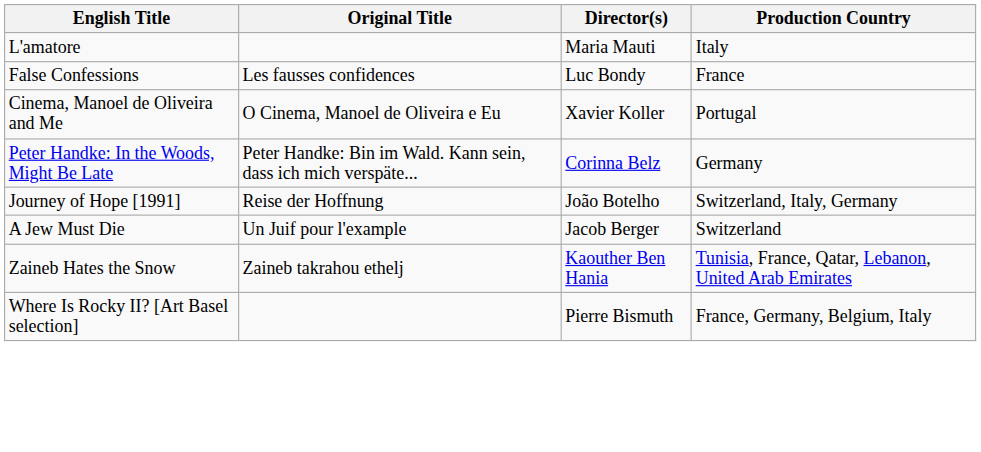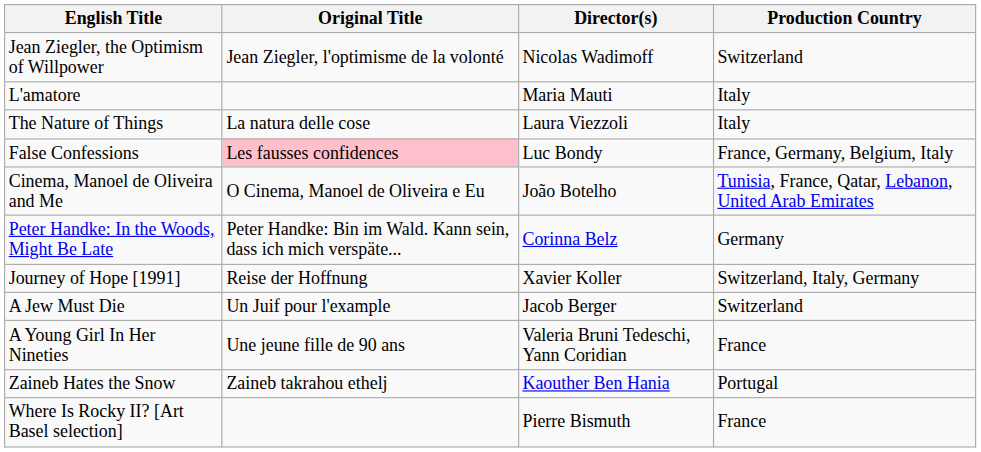+ row: (106, 57)
+ row: (86, 124)
(329, 75) no background -> (312, 152) pink background
(720, 75) France -> (835, 152) France, Germany, Belgium, Italy
(615, 114) Xavier Koller -> (569, 191) João Botelho
(726, 114) Portugal -> (835, 191) Tunisia, France, Qatar, Lebanon, United Arab Emirates
(612, 201) João Botelho -> (572, 278) Xavier Koller
+ row: (82, 345)
(813, 268) Tunisia, France, Qatar, Lebanon, United Arab Emirates -> (748, 383) Portugal
(814, 316) France, Germany, Belgium, Italy -> (742, 422) France
